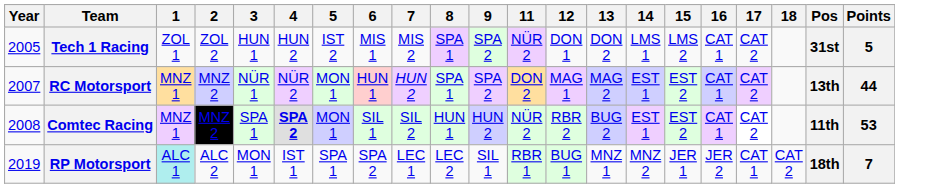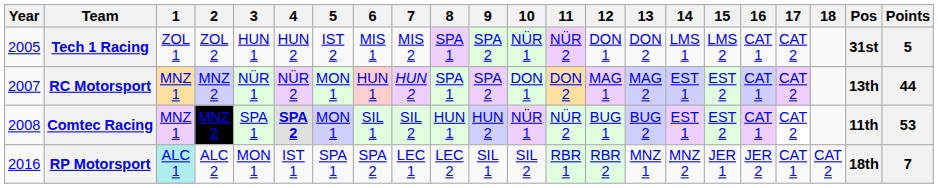+ column: (527, 16)
(566, 125) RBR 2 -> (605, 125) BUG 1
(24, 164) 2019 -> (24, 164) 2016
(566, 164) BUG 1 -> (605, 164) RBR 2
